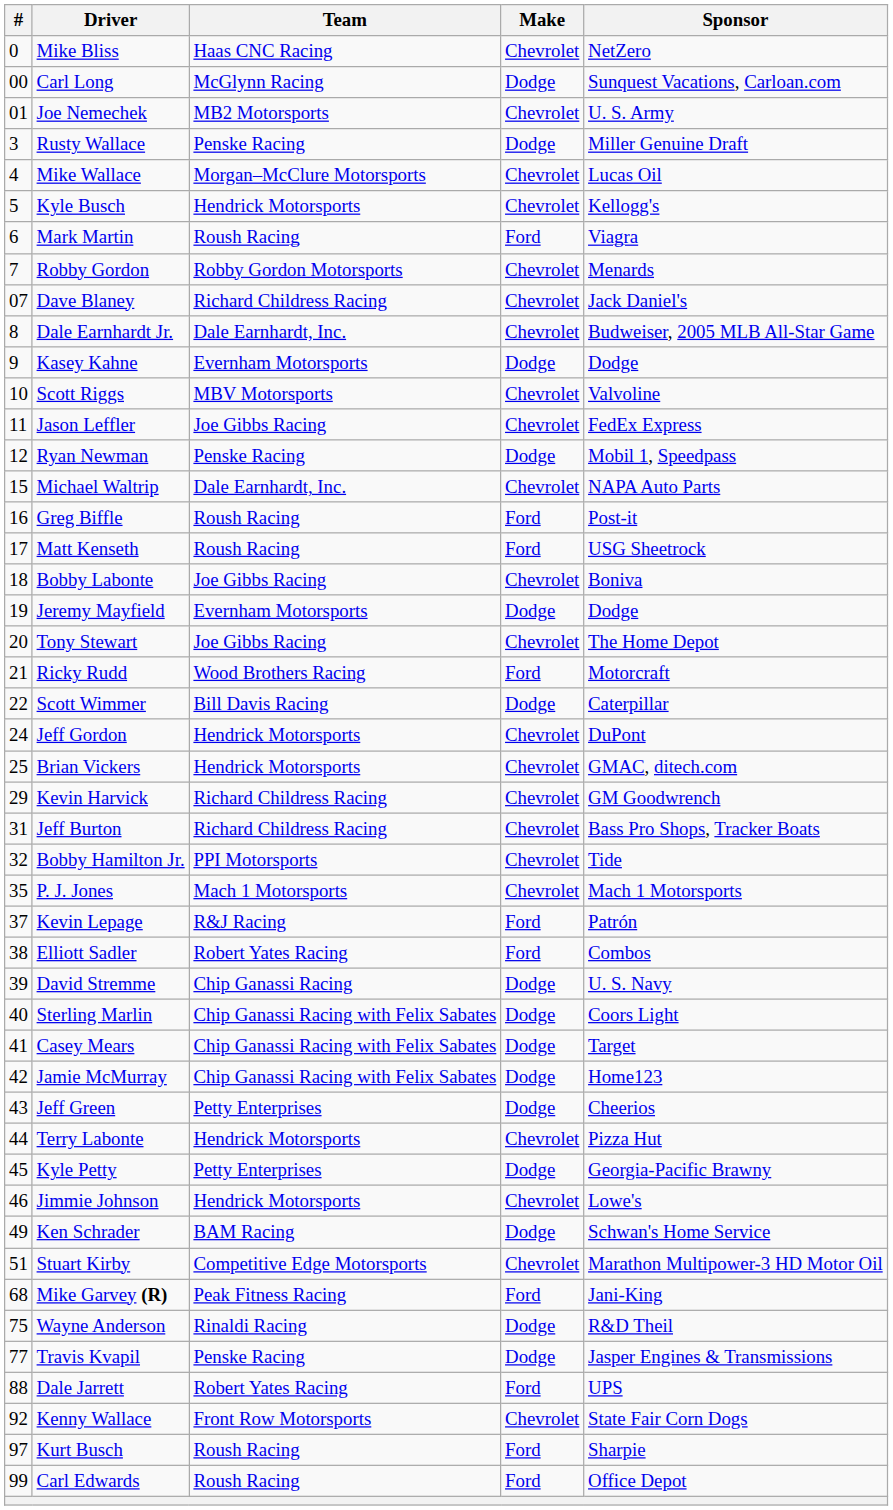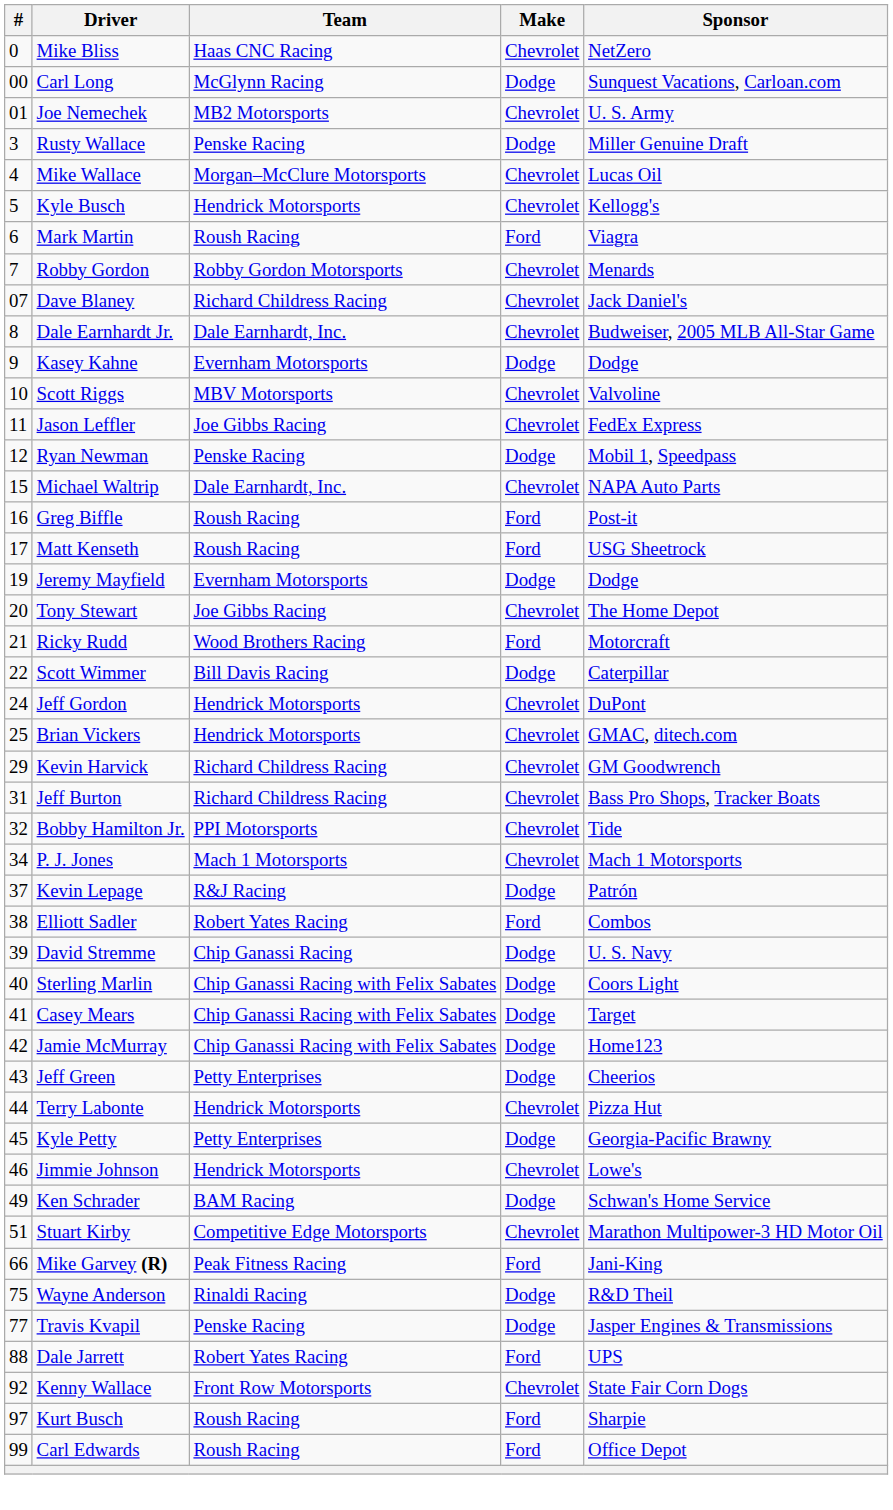- row: (95, 579)
(18, 890) 35 -> (18, 859) 34
(523, 921) Ford -> (530, 890) Dodge
(18, 1294) 68 -> (18, 1263) 66
